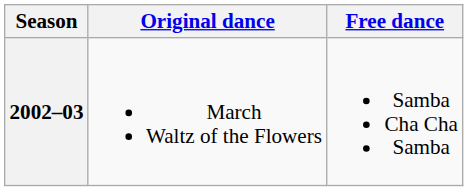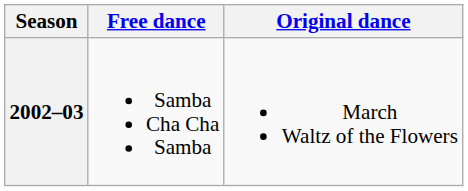columns swapped: (208, 21) <-> (395, 21)
